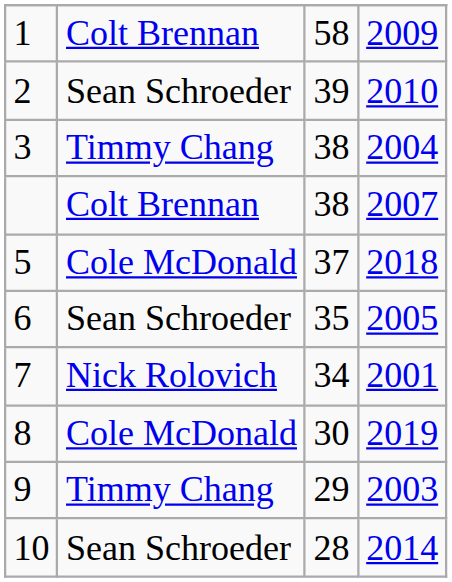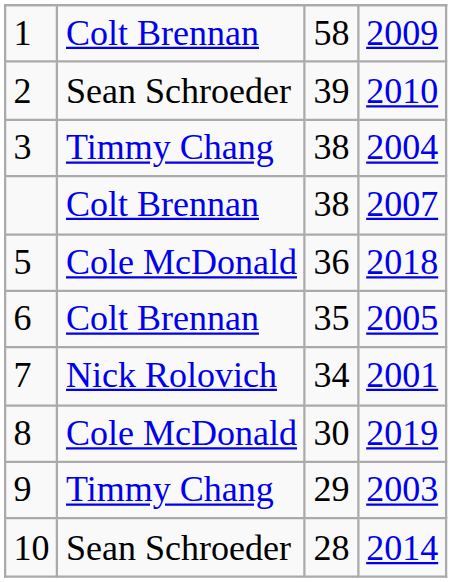(332, 261) 37 -> (332, 261) 36
(178, 318) Sean Schroeder -> (163, 318) Colt Brennan
